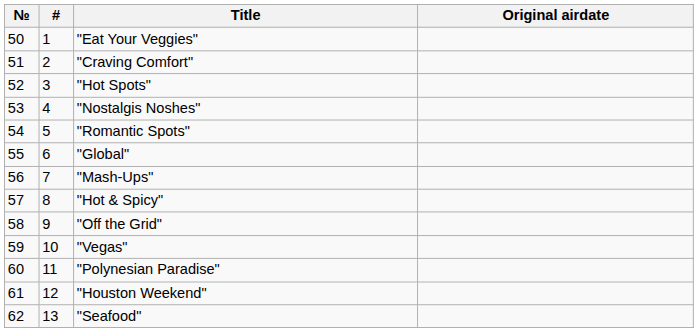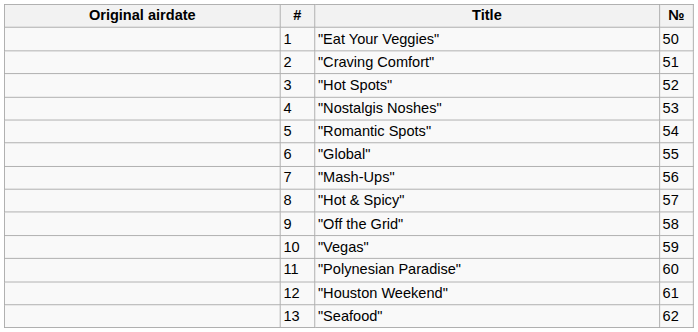columns swapped: (22, 16) <-> (556, 16)
